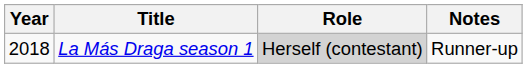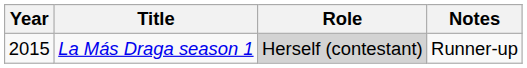(29, 48) 2018 -> (29, 48) 2015
